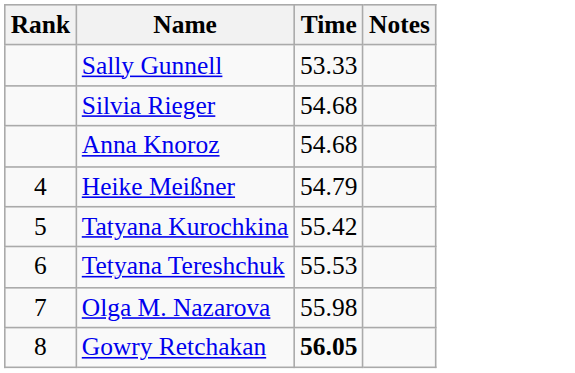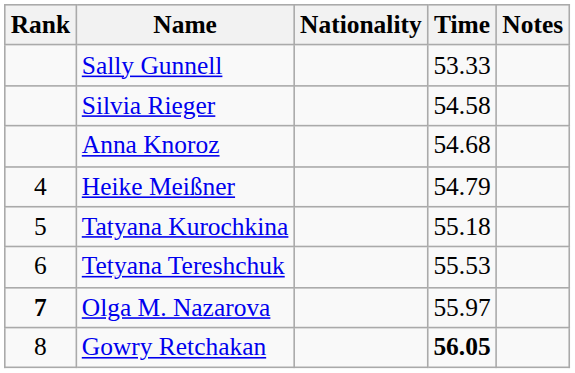+ column: (361, 24)
(329, 105) 54.68 -> (462, 105) 54.58
(329, 226) 55.42 -> (462, 226) 55.18
(40, 307) normal -> (40, 307) bold
(329, 307) 55.98 -> (462, 307) 55.97
